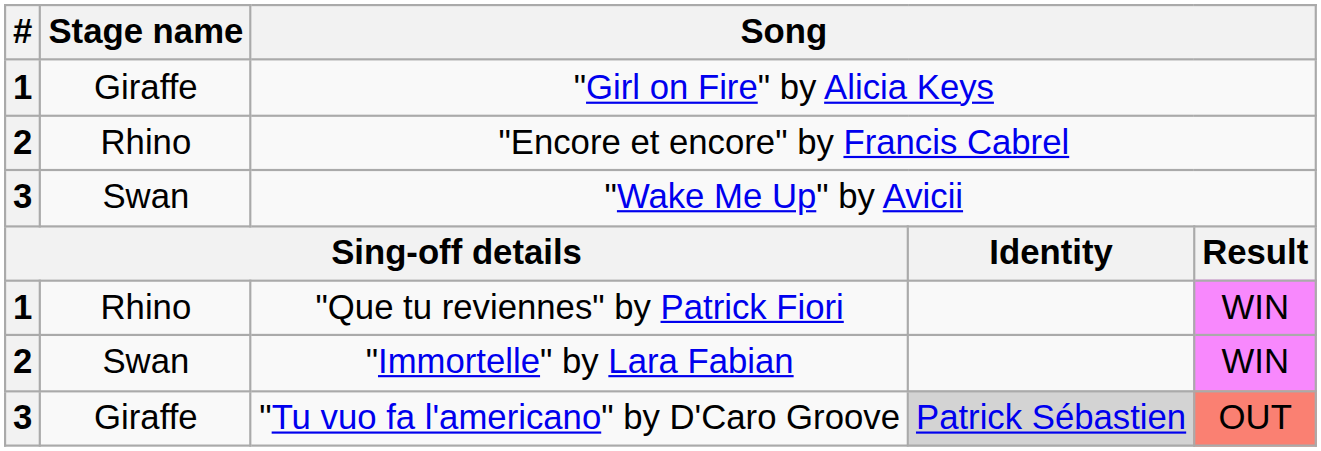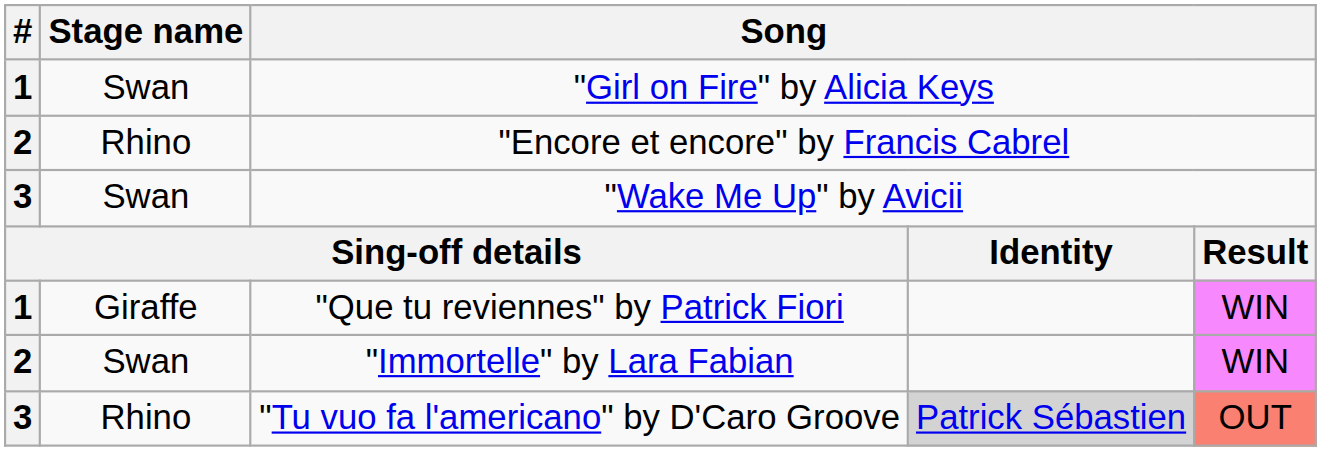(146, 87) Giraffe -> (146, 87) Swan
(146, 307) Rhino -> (146, 307) Giraffe
(146, 417) Giraffe -> (146, 417) Rhino
